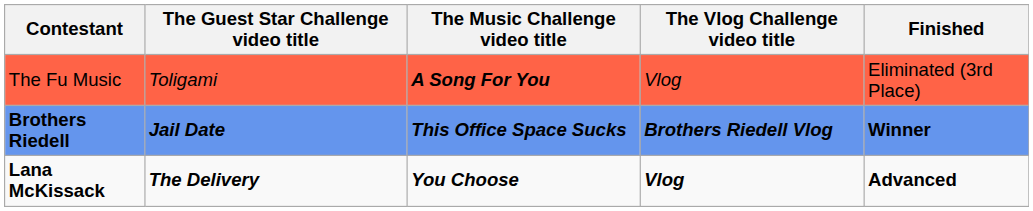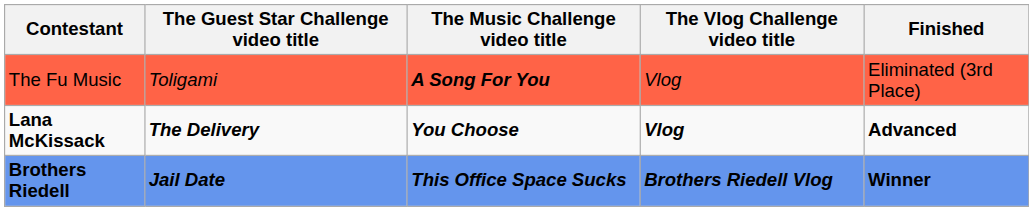rows swapped: (57, 180) <-> (48, 130)
